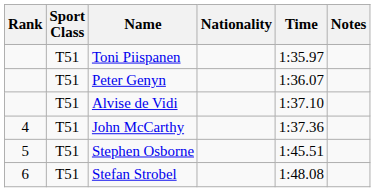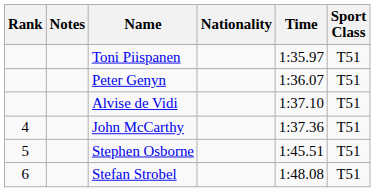columns swapped: (67, 24) <-> (349, 24)
